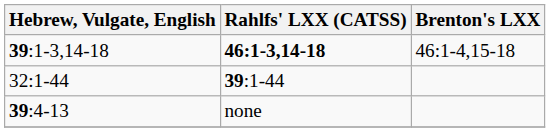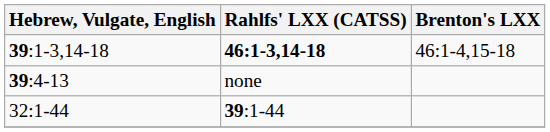rows swapped: (39, 111) <-> (39, 80)
